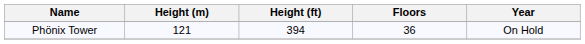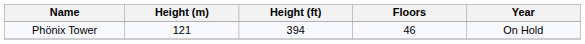(409, 30) 36 -> (409, 30) 46
